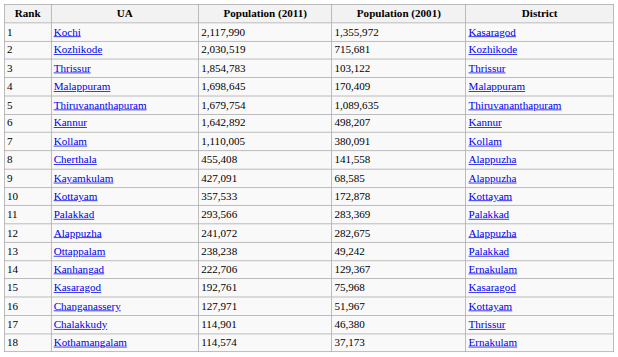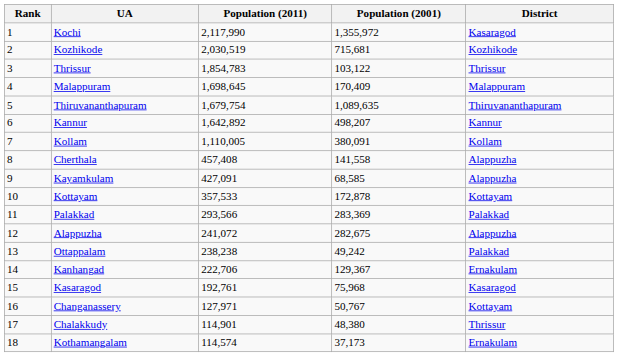(219, 160) 455,408 -> (219, 160) 457,408
(350, 306) 51,967 -> (350, 306) 50,767
(350, 324) 46,380 -> (350, 324) 48,380
